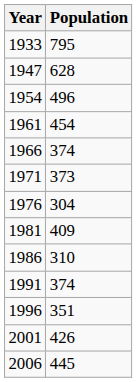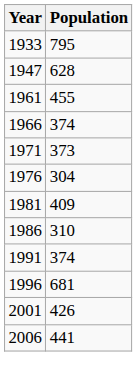- row: (25, 97)
(62, 124) 454 -> (62, 97) 455
(62, 310) 351 -> (62, 284) 681
(62, 364) 445 -> (62, 337) 441
